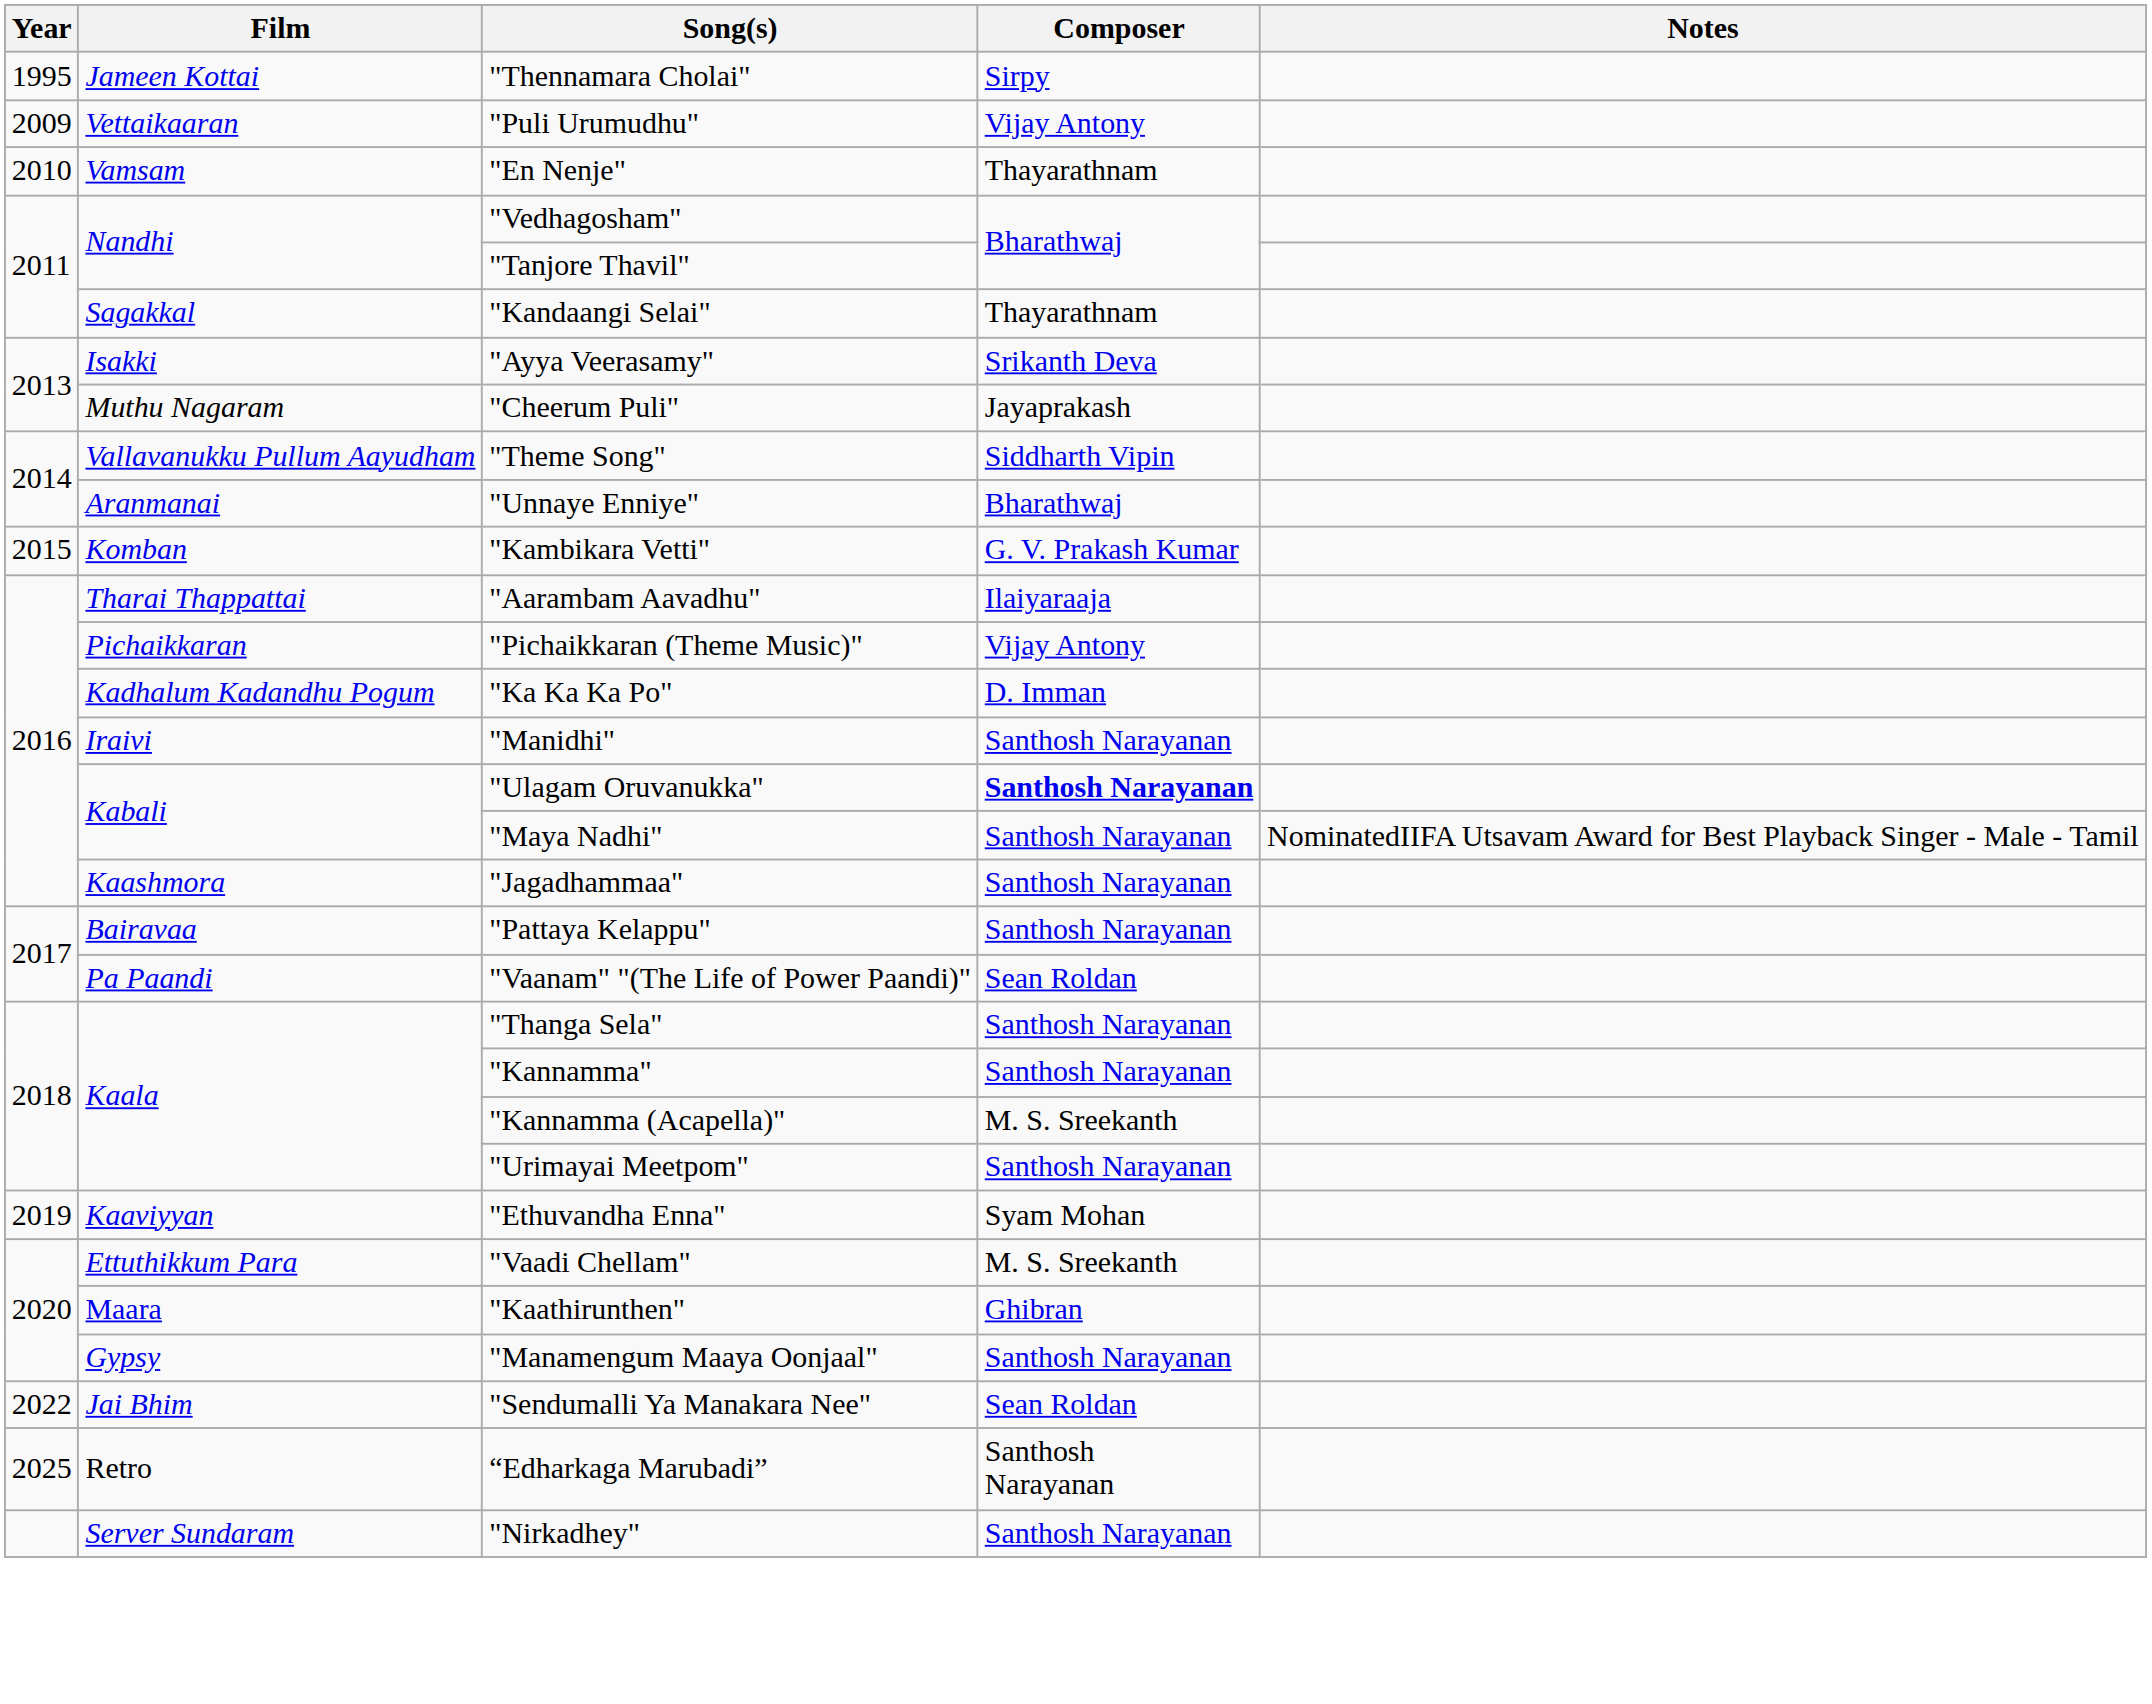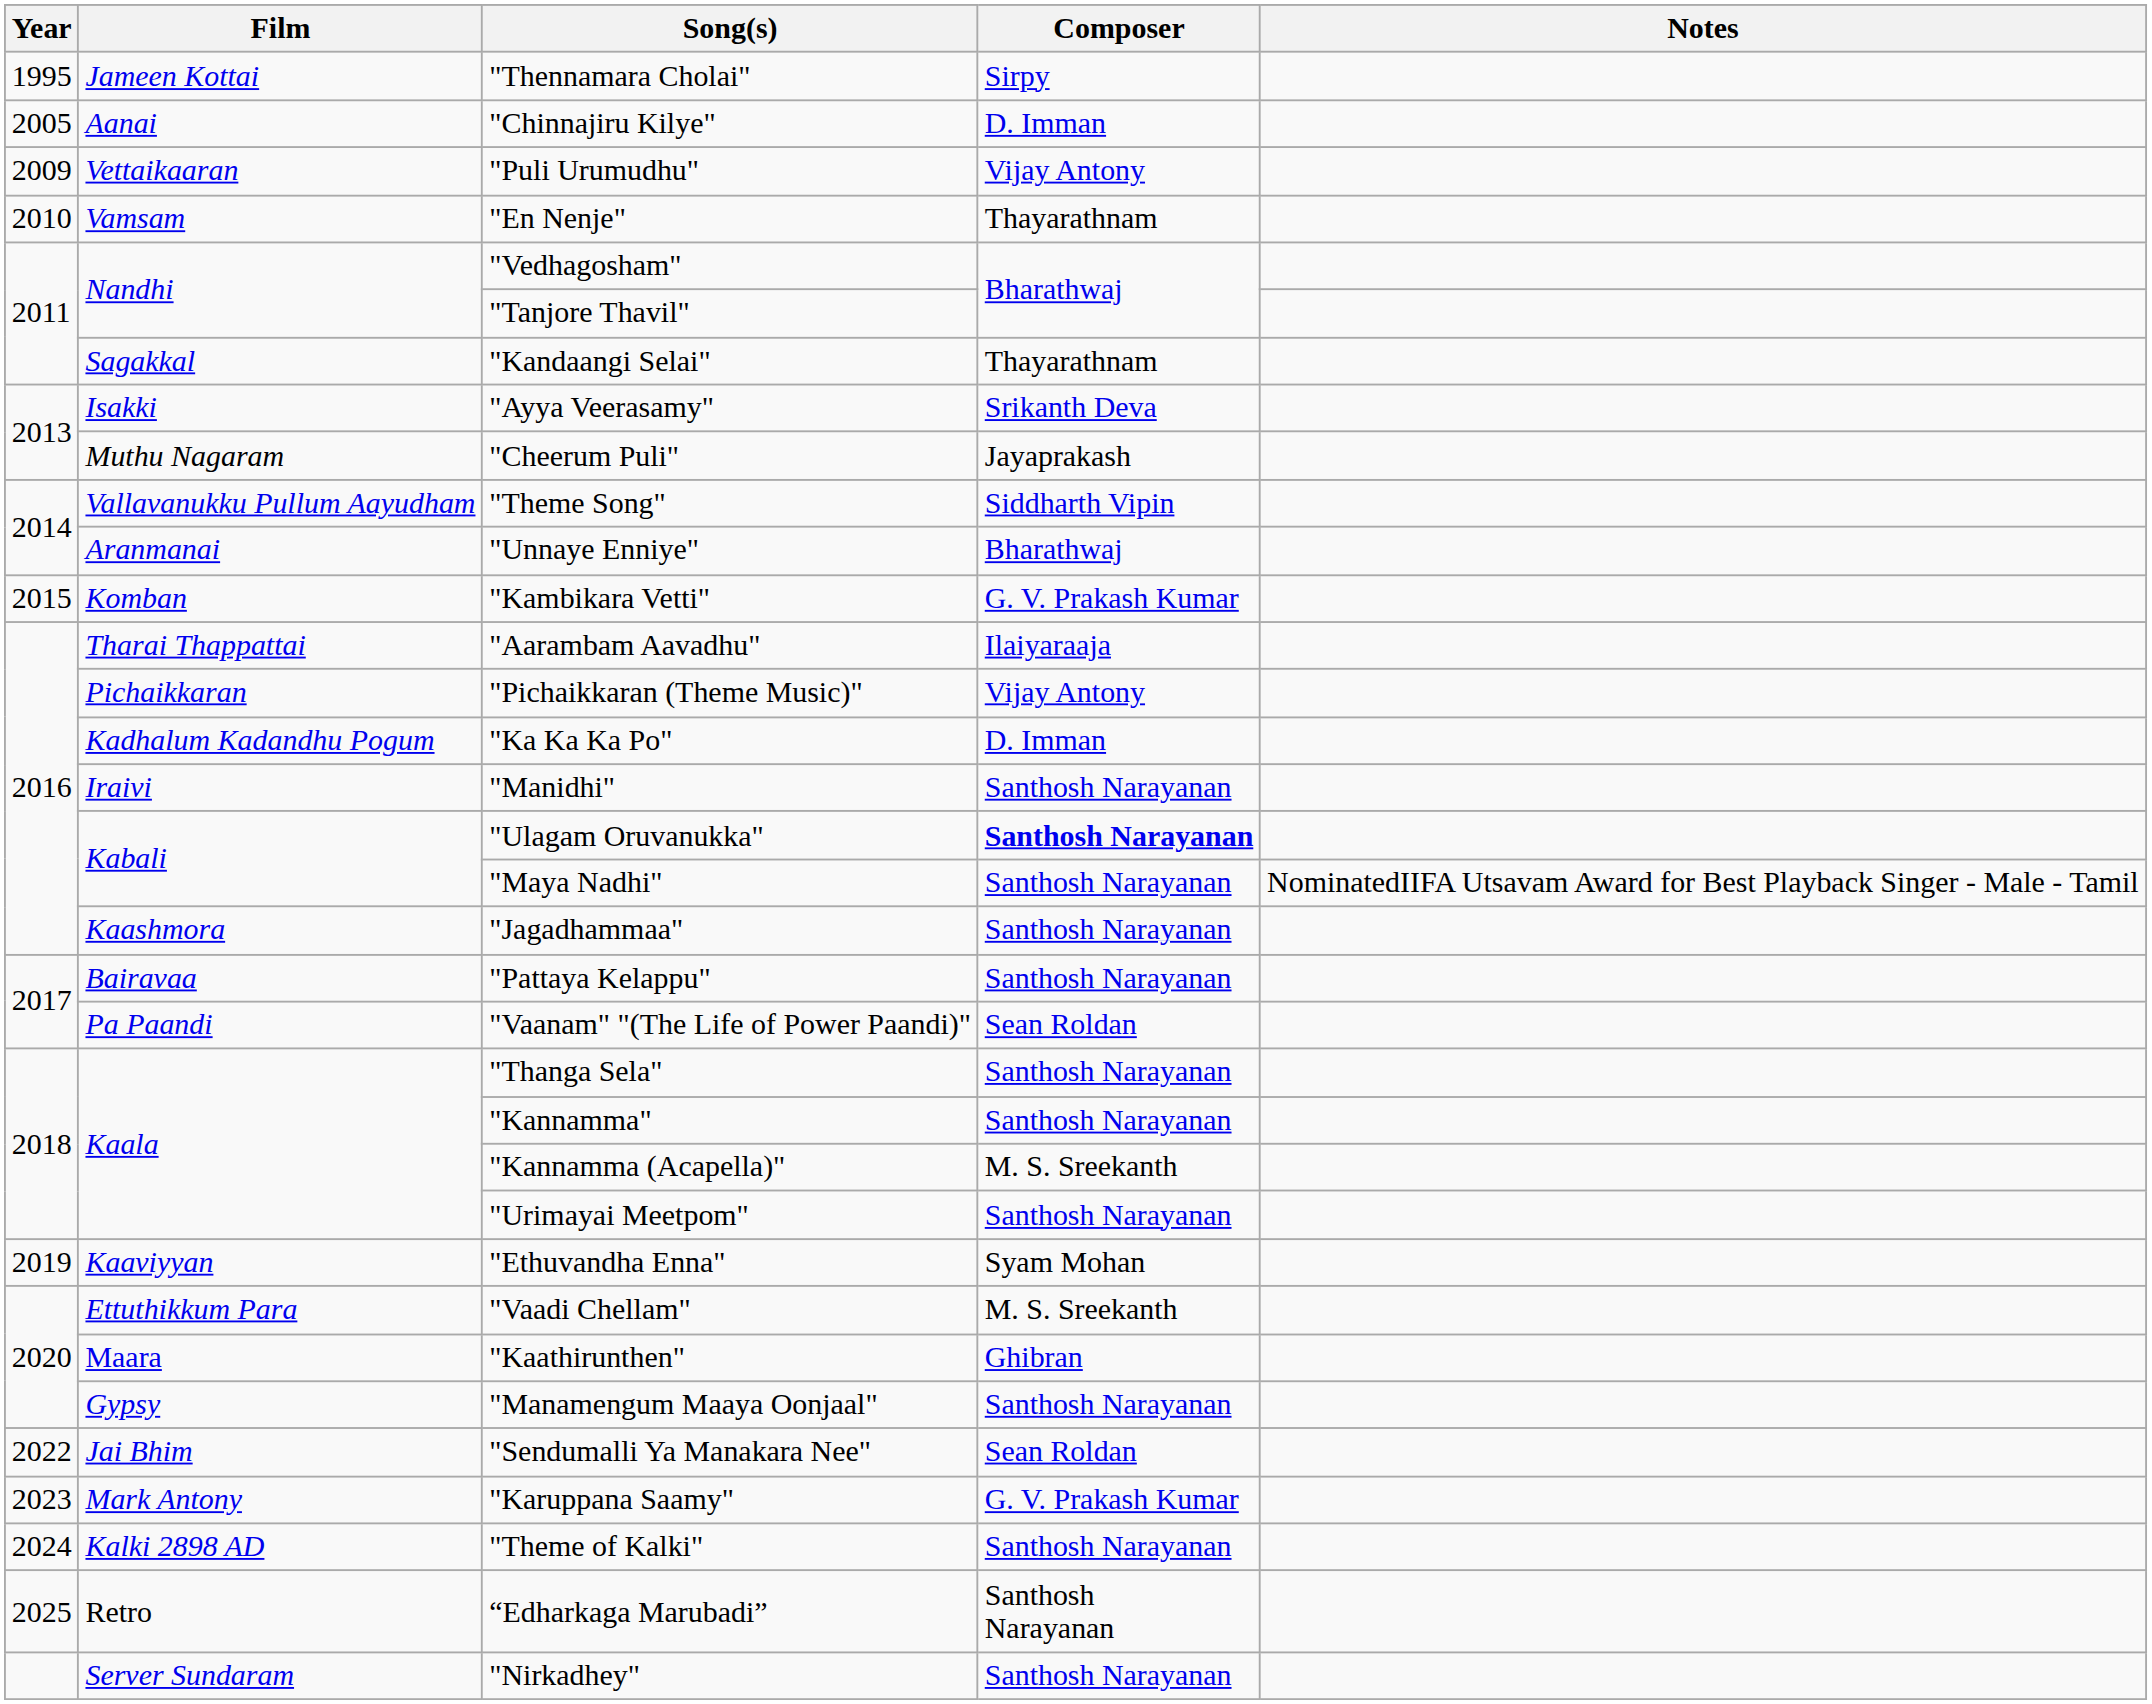+ row: (602, 123)
+ row: (612, 1499)
+ row: (596, 1546)
